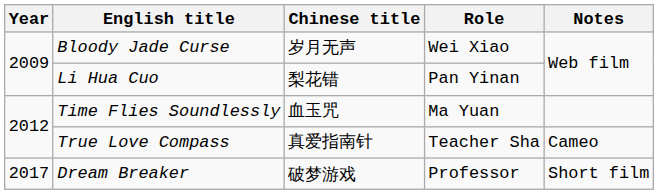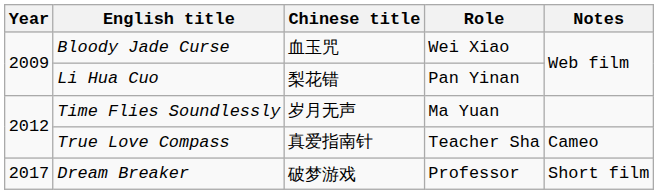(322, 49) 岁月无声 -> (314, 49) 血玉咒
(314, 111) 血玉咒 -> (322, 111) 岁月无声
